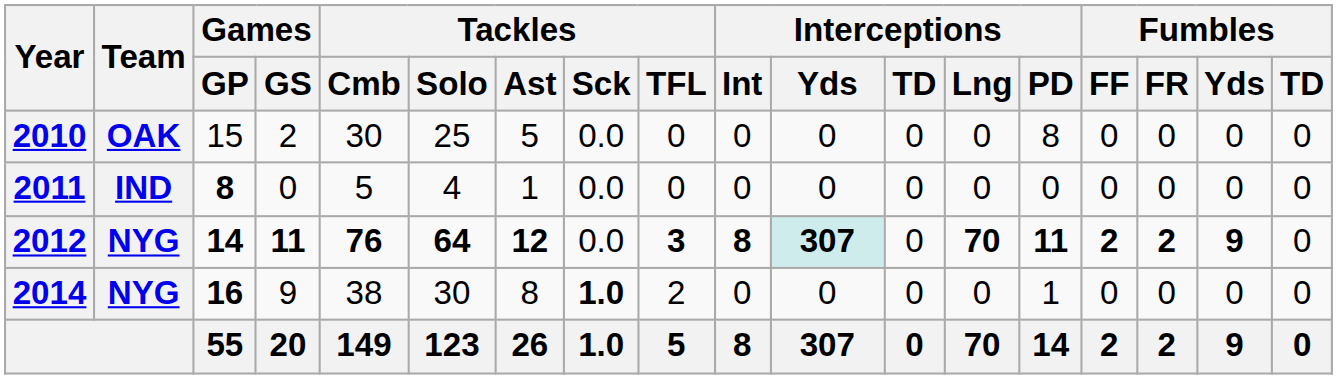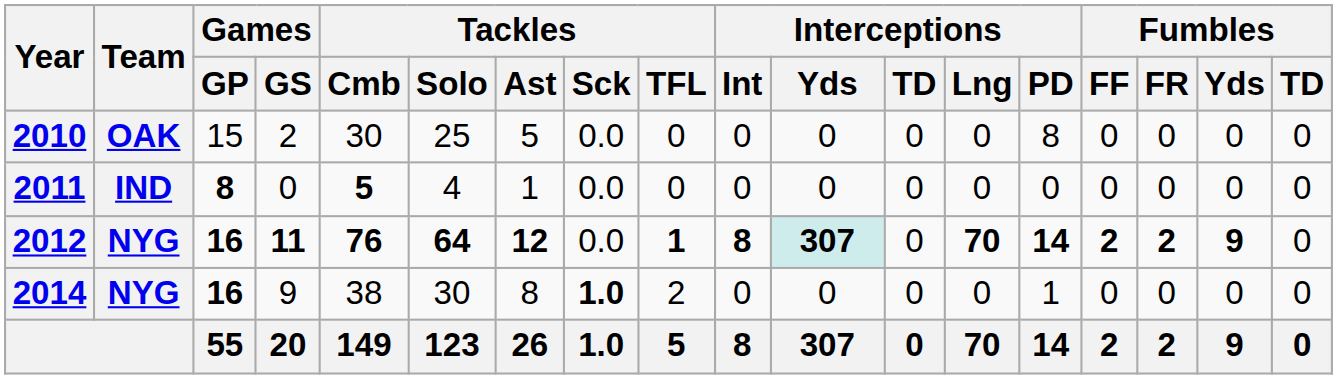(364, 188) normal -> (364, 188) bold
(225, 240) 14 -> (225, 240) 16
(676, 240) 3 -> (676, 240) 1
(1051, 240) 11 -> (1051, 240) 14
